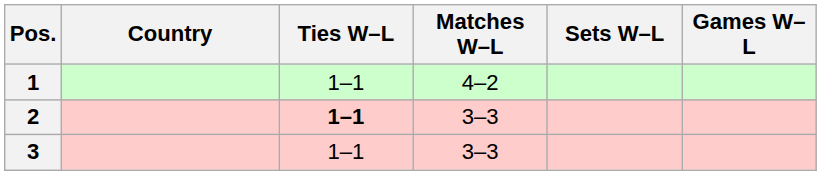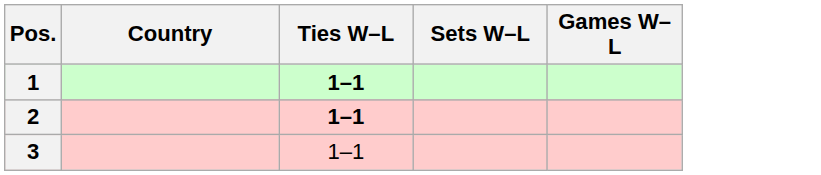- column: (480, 34)
(346, 81) normal -> (346, 81) bold
